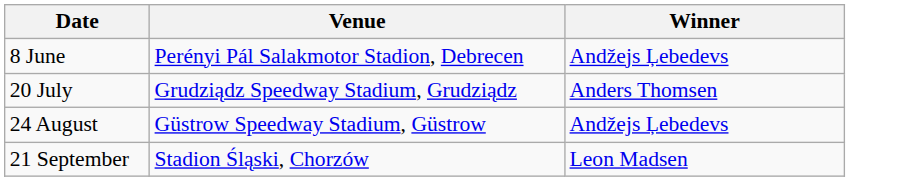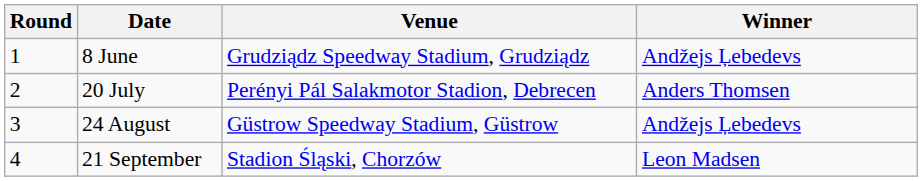+ column: (41, 21)
(339, 55) Perényi Pál Salakmotor Stadion, Debrecen -> (408, 55) Grudziądz Speedway Stadium, Grudziądz
(336, 90) Grudziądz Speedway Stadium, Grudziądz -> (411, 90) Perényi Pál Salakmotor Stadion, Debrecen
